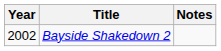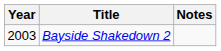(22, 35) 2002 -> (22, 35) 2003
